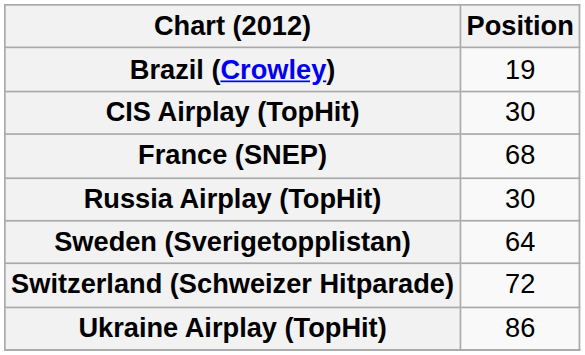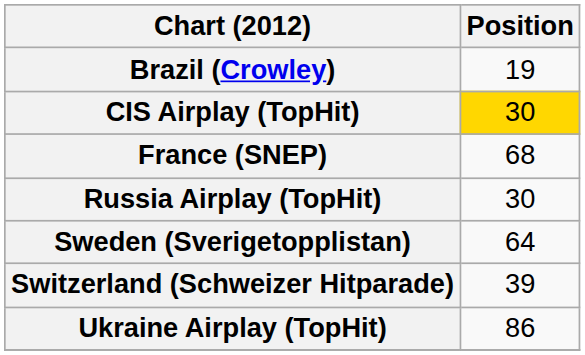(520, 112) no background -> (520, 112) gold background
(520, 284) 72 -> (520, 284) 39
